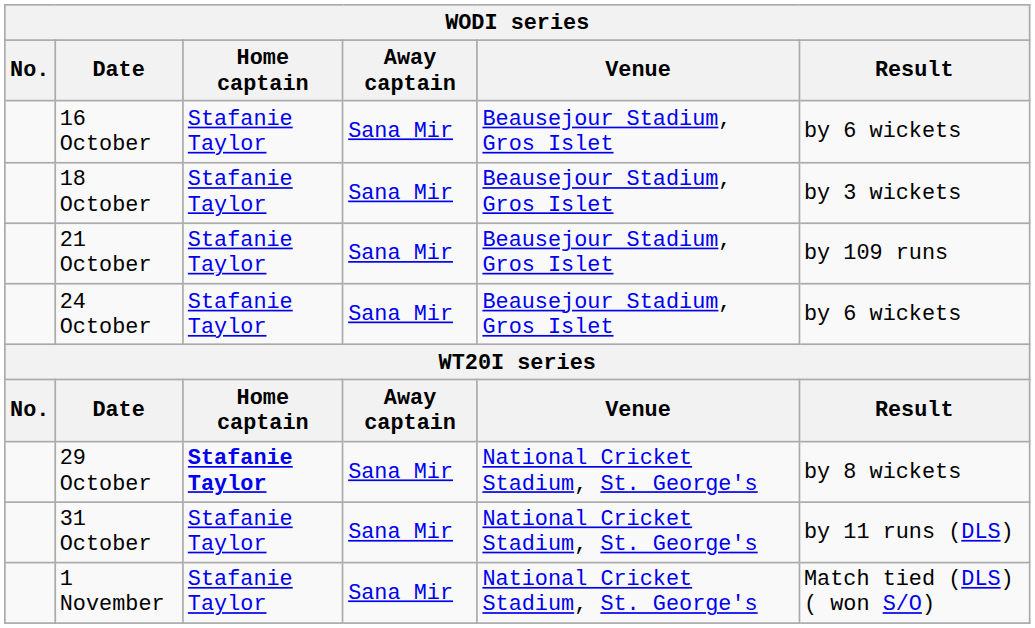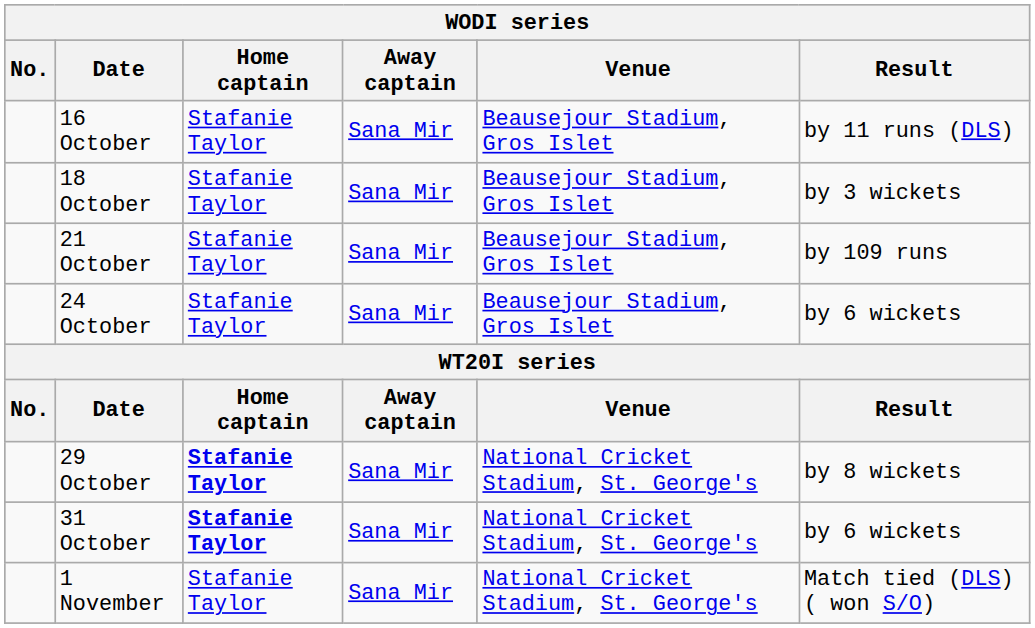(883, 132) by 6 wickets -> (909, 132) by 11 runs (DLS)
(240, 532) normal -> (240, 532) bold
(909, 532) by 11 runs (DLS) -> (883, 532) by 6 wickets
